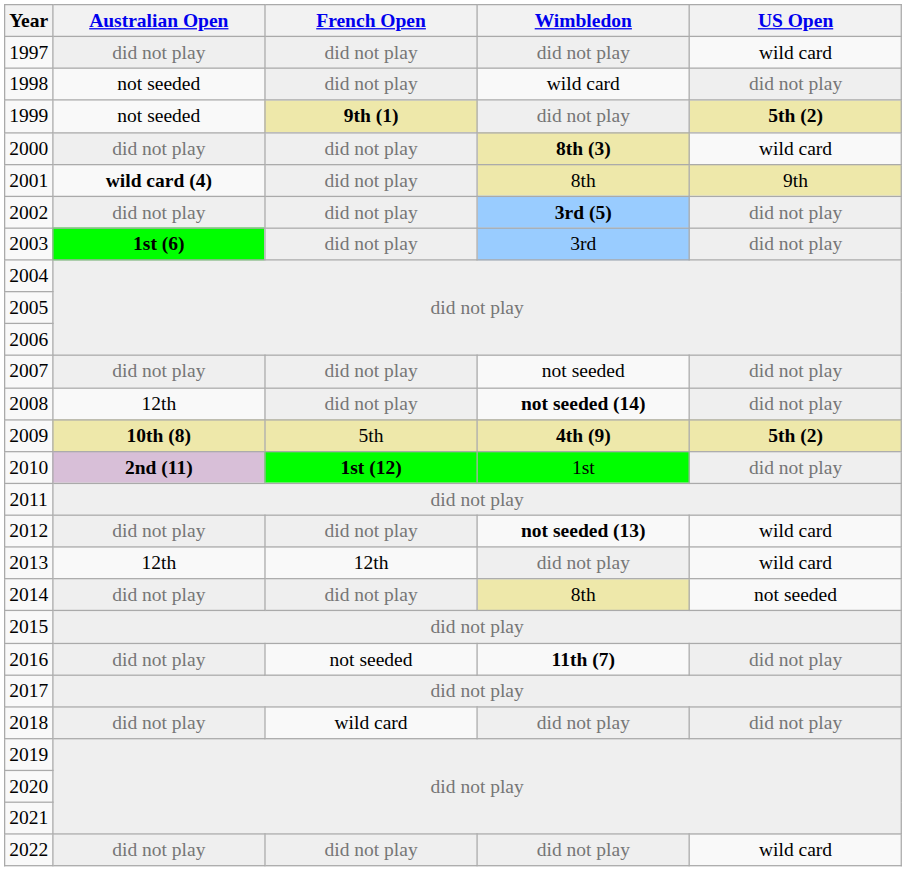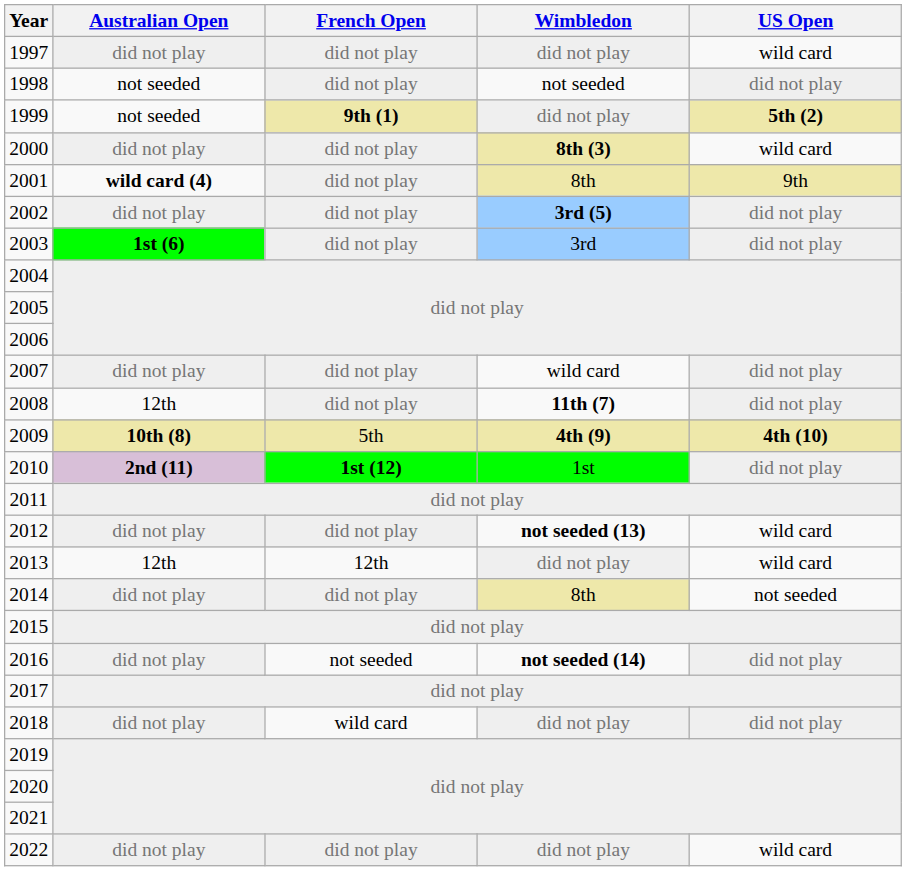(583, 84) wild card -> (583, 84) not seeded
(583, 371) not seeded -> (583, 371) wild card
(583, 403) not seeded (14) -> (583, 403) 11th (7)
(796, 435) 5th (2) -> (796, 435) 4th (10)
(583, 658) 11th (7) -> (583, 658) not seeded (14)
